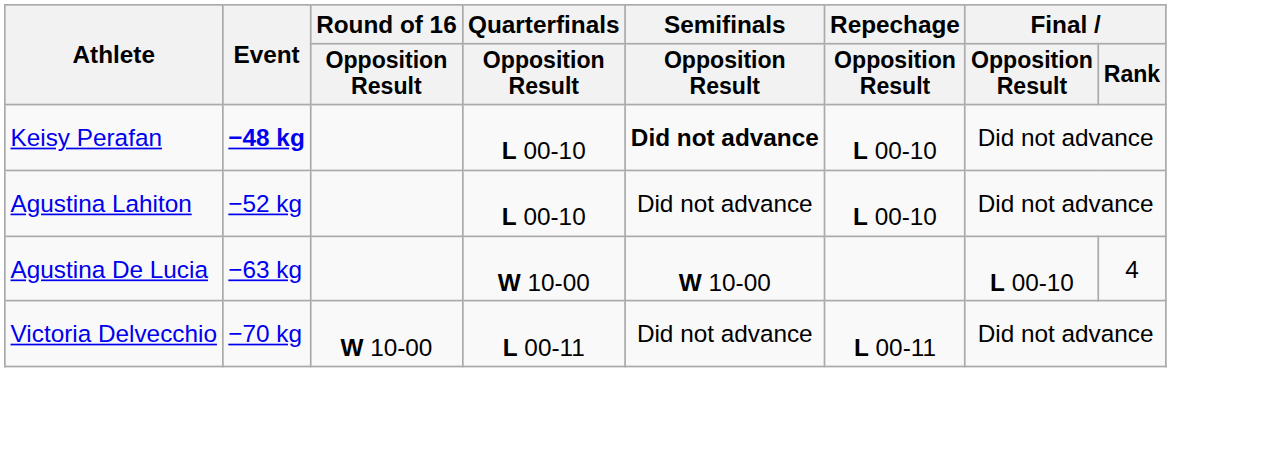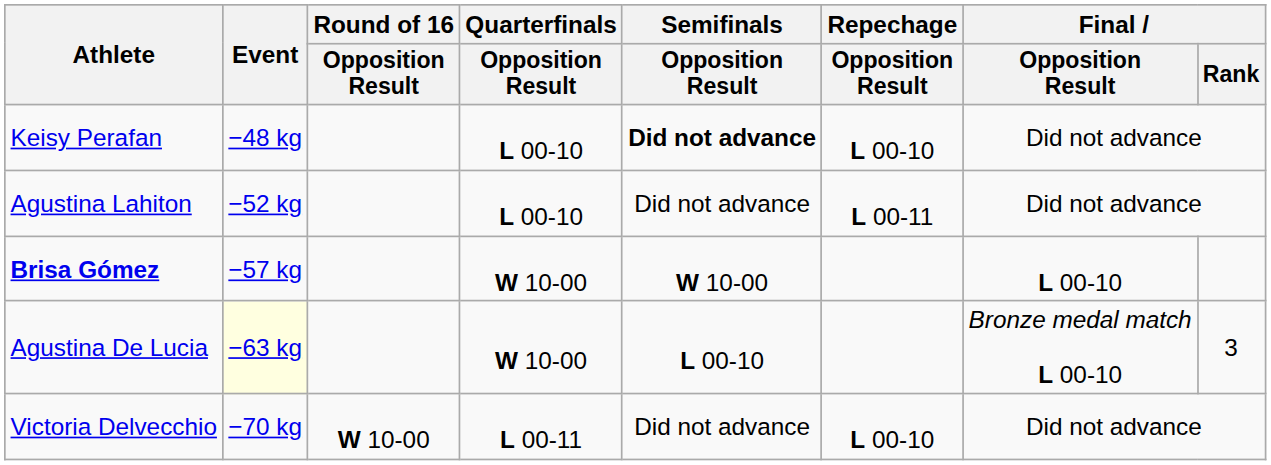(267, 138) bold -> (265, 138) normal
(895, 217) L 00-10 -> (892, 217) L 00-11
+ row: (85, 269)
(265, 269) no background -> (265, 348) lightyellow background
(725, 283) W 10-00 -> (722, 362) L 00-10
(1032, 283) L 00-10 -> (1080, 348) Bronze medal match L 00-10
(1132, 269) 4 -> (1231, 348) 3
(895, 348) L 00-11 -> (892, 441) L 00-10
